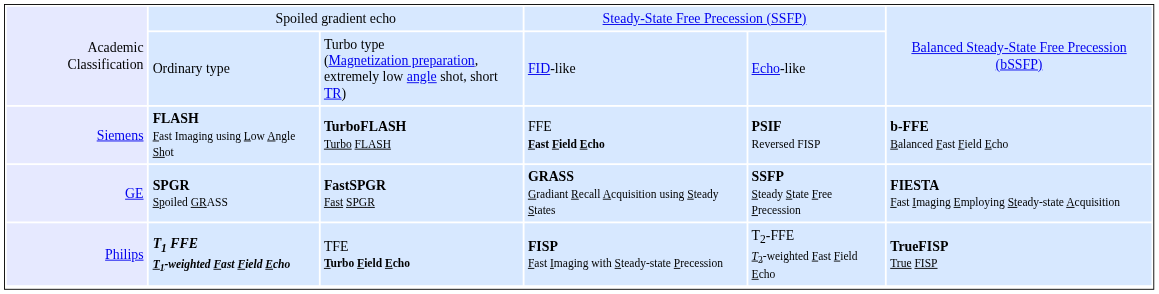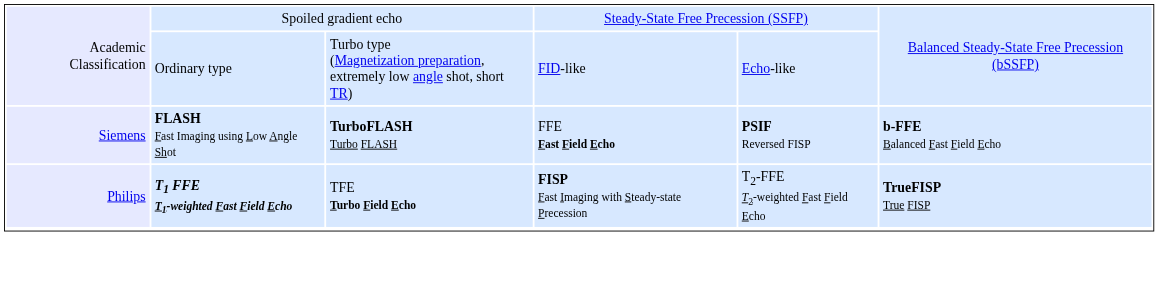- row: (134, 193)
